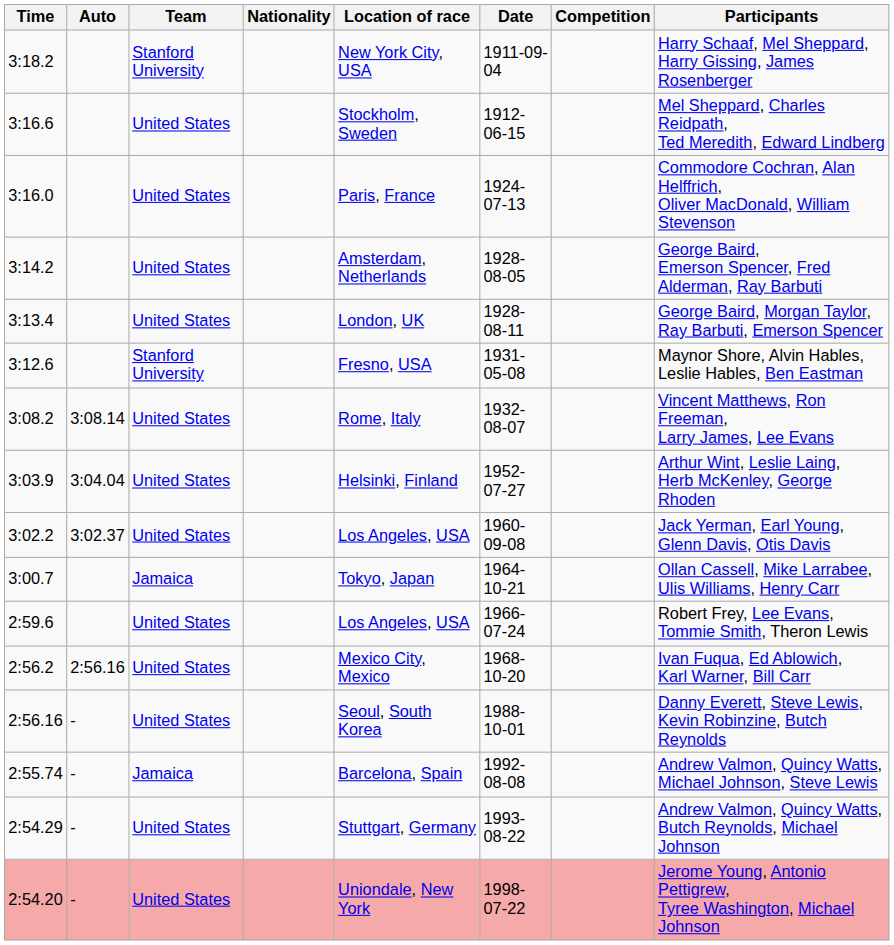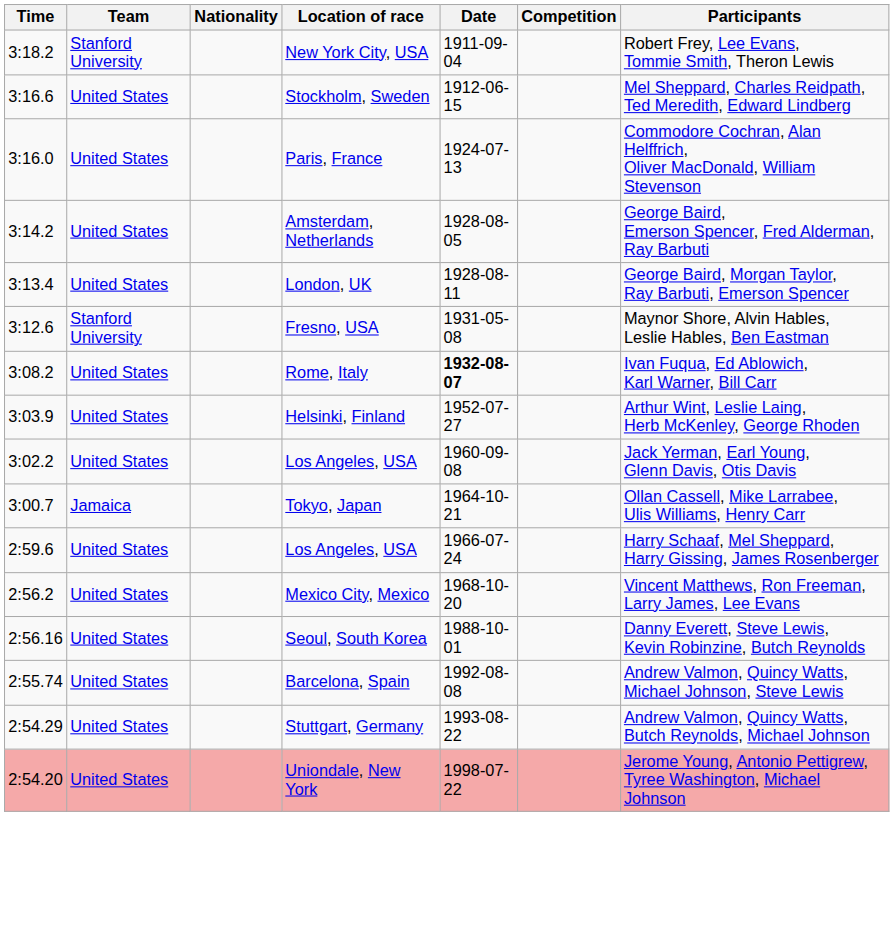- column: (97, 17)
(763, 61) Harry Schaaf, Mel Sheppard, Harry Gissing, James Rosenberger -> (729, 52) Robert Frey, Lee Evans, Tommie Smith, Theron Lewis
(504, 418) normal -> (476, 373) bold
(746, 418) Vincent Matthews, Ron Freeman, Larry James, Lee Evans -> (716, 373) Ivan Fuqua, Ed Ablowich, Karl Warner, Bill Carr
(763, 623) Robert Frey, Lee Evans, Tommie Smith, Theron Lewis -> (751, 550) Harry Schaaf, Mel Sheppard, Harry Gissing, James Rosenberger
(750, 667) Ivan Fuqua, Ed Ablowich, Karl Warner, Bill Carr -> (745, 594) Vincent Matthews, Ron Freeman, Larry James, Lee Evans
(163, 774) Jamaica -> (119, 682) United States
